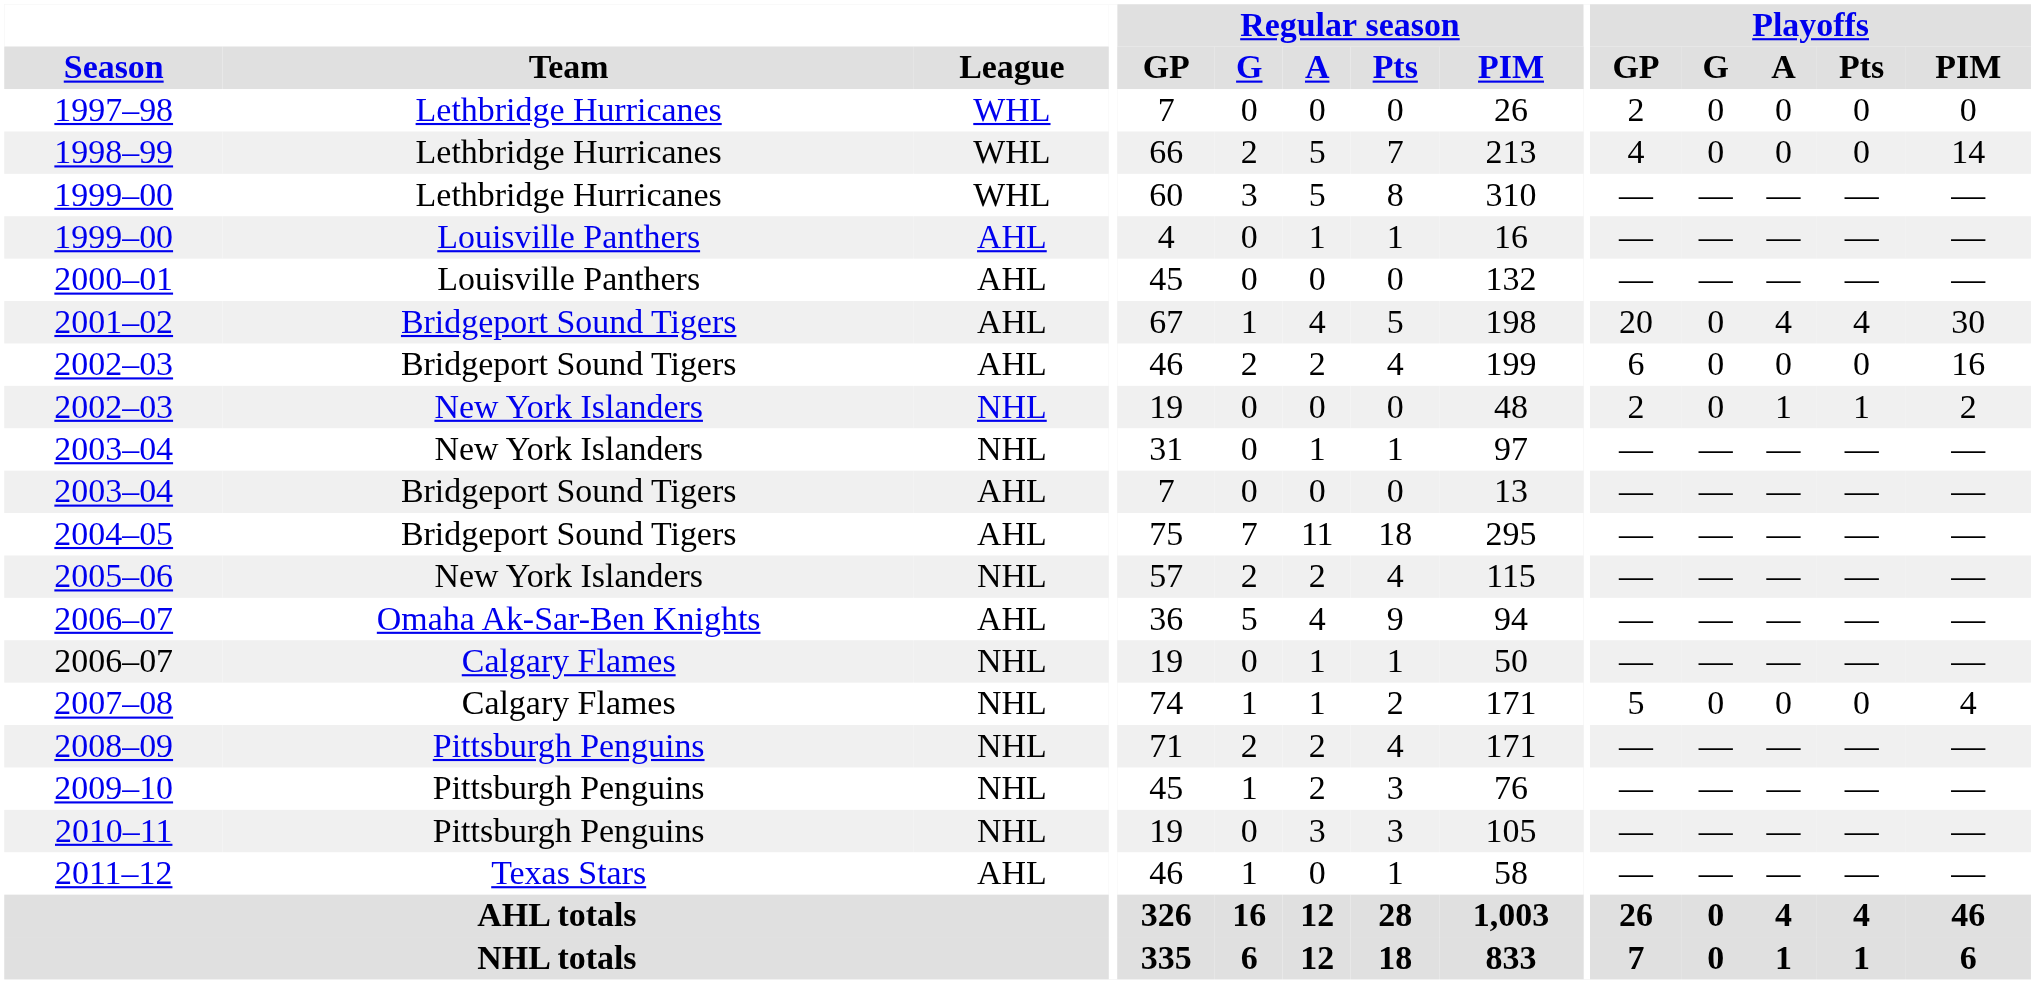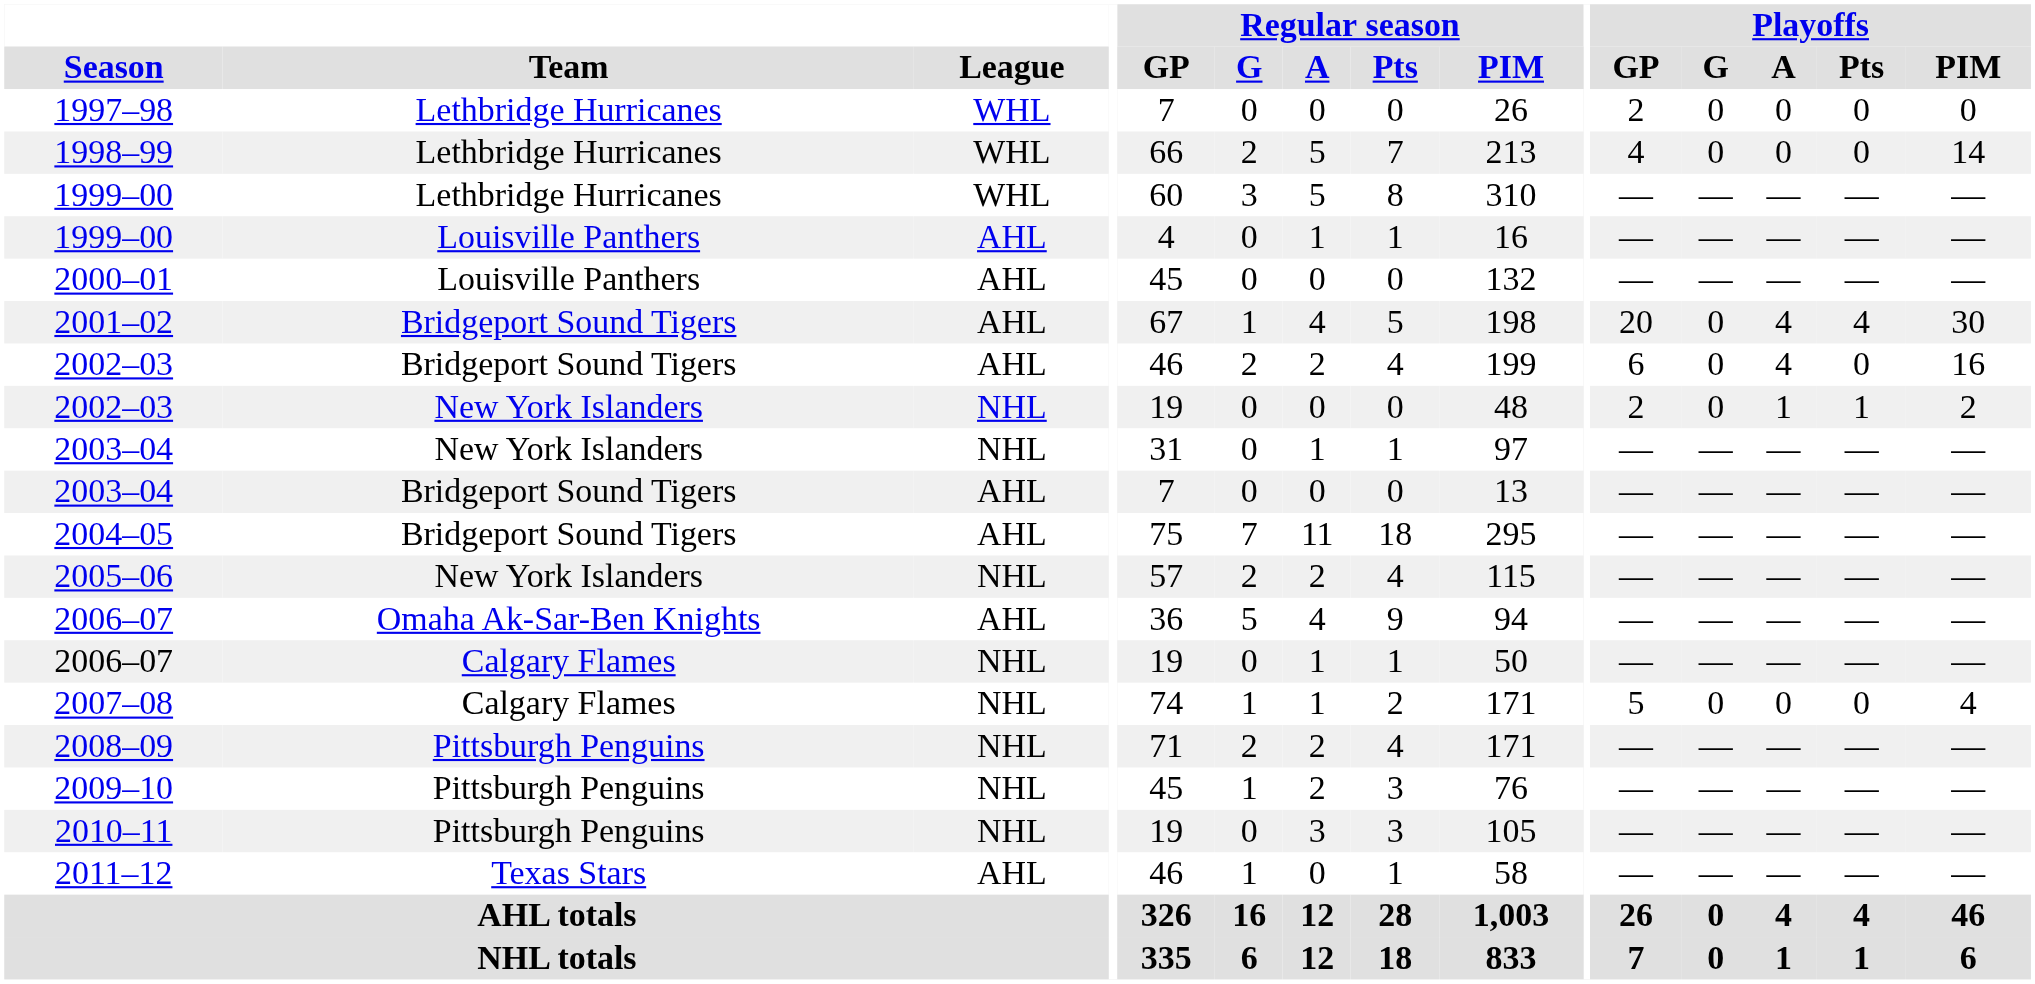(1784, 364) 0 -> (1784, 364) 4
